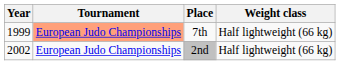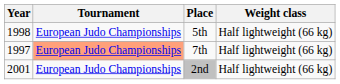+ row: (200, 32)
(19, 32) 1999 -> (19, 50) 1997
(19, 50) 2002 -> (19, 69) 2001
